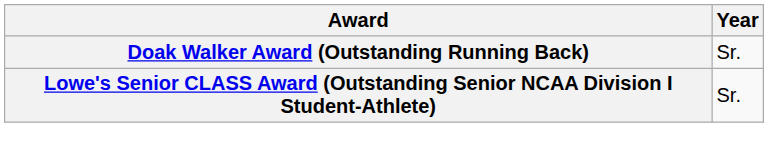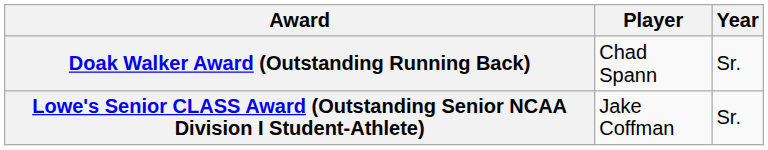+ column: (653, 20)
